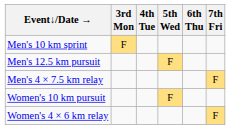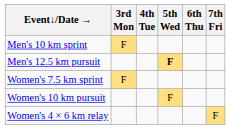(170, 62) normal -> (170, 62) bold
- row: (55, 80)
+ row: (55, 80)
